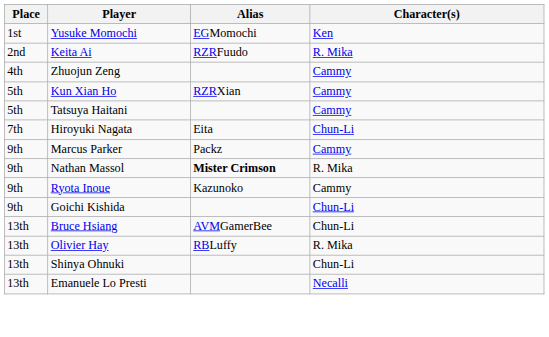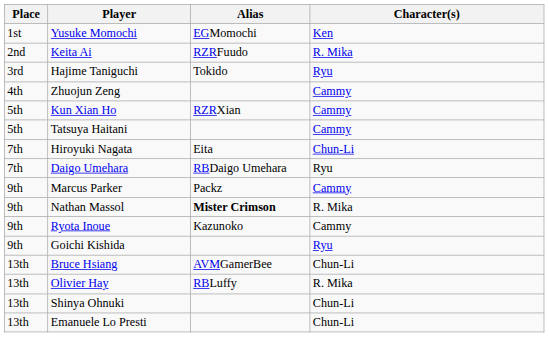+ row: (94, 71)
+ row: (89, 168)
(333, 206) Chun-Li -> (323, 245) Ryu
(330, 284) Necalli -> (333, 322) Chun-Li
